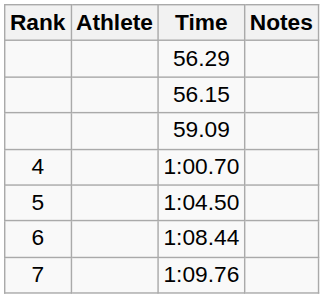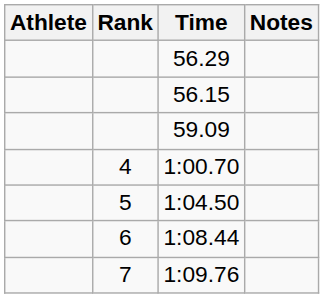columns swapped: (38, 22) <-> (114, 22)
